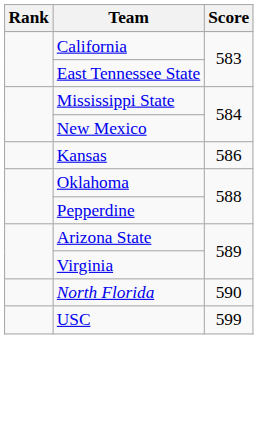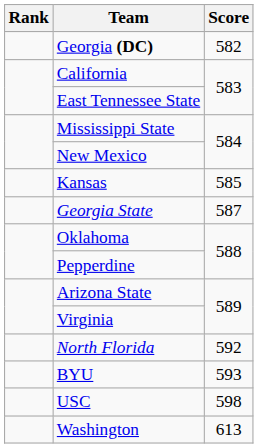+ row: (105, 45)
(229, 155) 586 -> (229, 182) 585
+ row: (105, 210)
(229, 292) 590 -> (229, 347) 592
+ row: (75, 374)
(229, 319) 599 -> (229, 401) 598
+ row: (98, 429)
